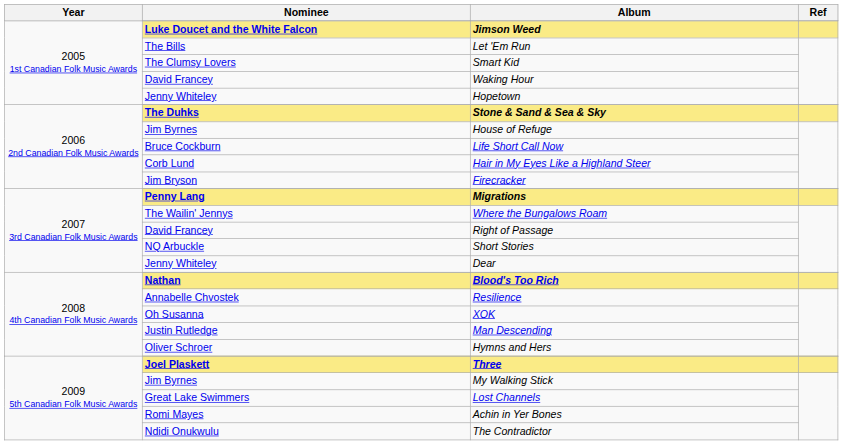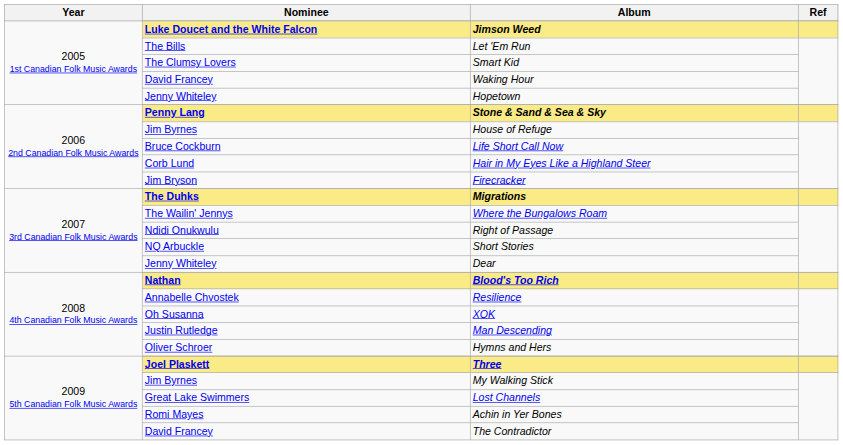(172, 113) The Duhks -> (175, 113) Penny Lang
(175, 197) Penny Lang -> (172, 197) The Duhks
(179, 230) David Francey -> (182, 230) Ndidi Onukwulu
(182, 431) Ndidi Onukwulu -> (179, 431) David Francey
